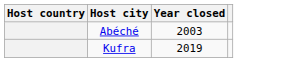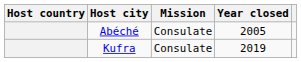+ column: (183, 13)
(189, 31) 2003 -> (253, 31) 2005
